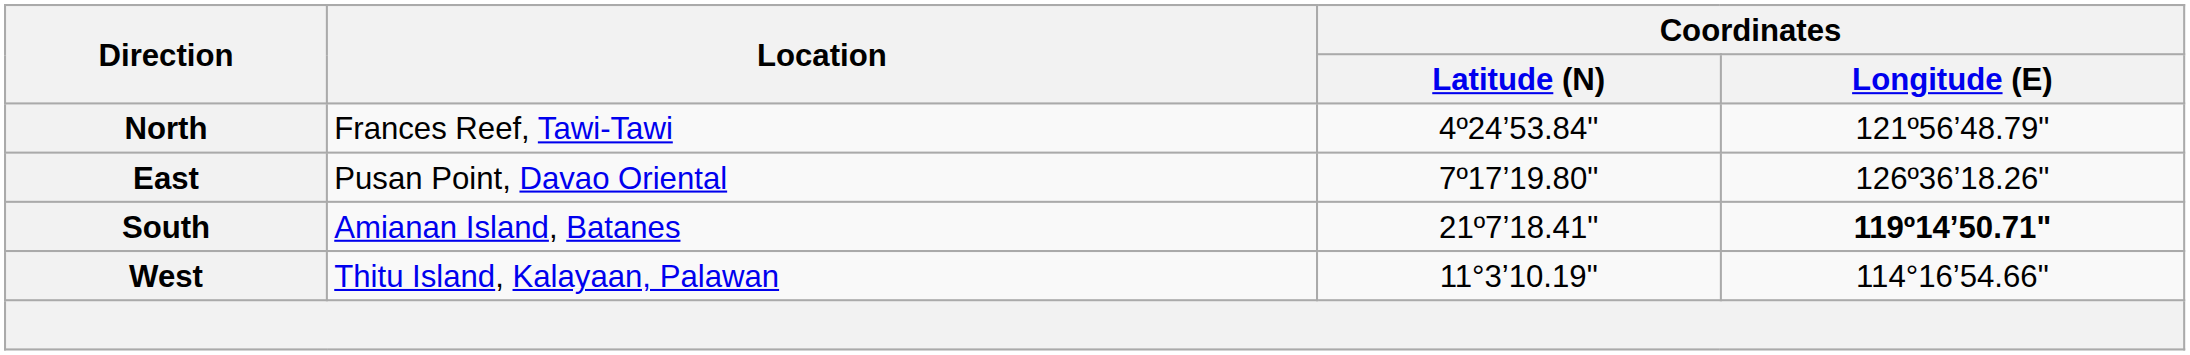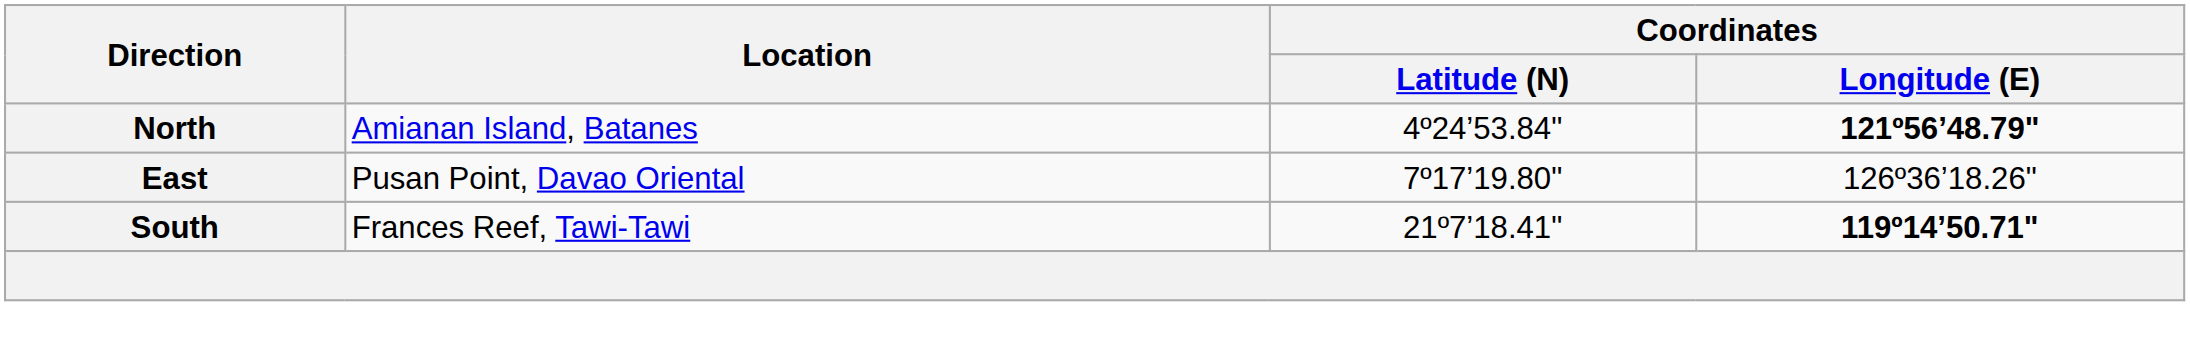(504, 129) Frances Reef, Tawi-Tawi -> (525, 129) Amianan Island, Batanes
(1952, 129) normal -> (1940, 129) bold
(507, 227) Amianan Island, Batanes -> (521, 227) Frances Reef, Tawi-Tawi
- row: (166, 277)
